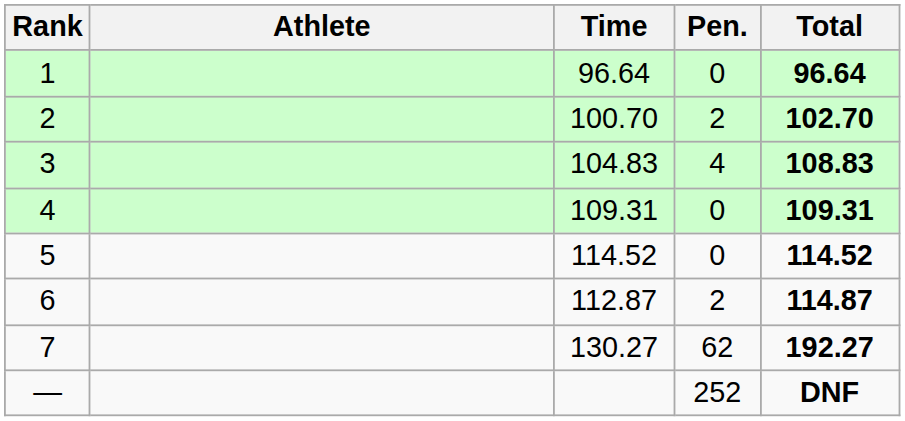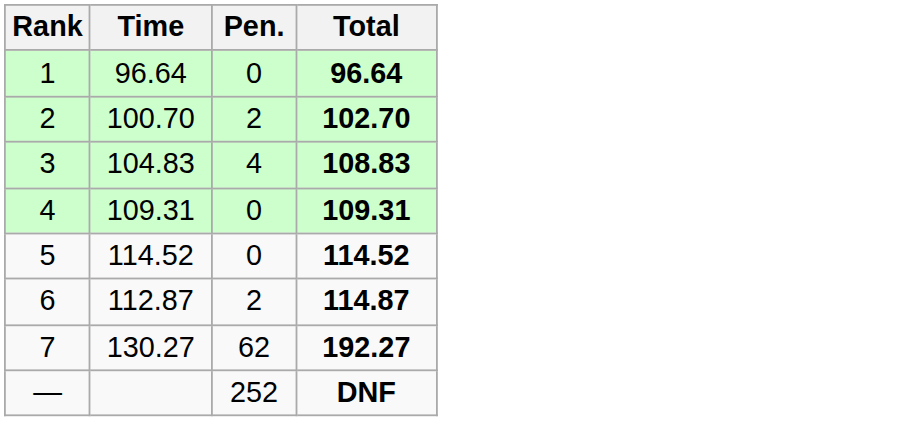- column: (322, 27)
